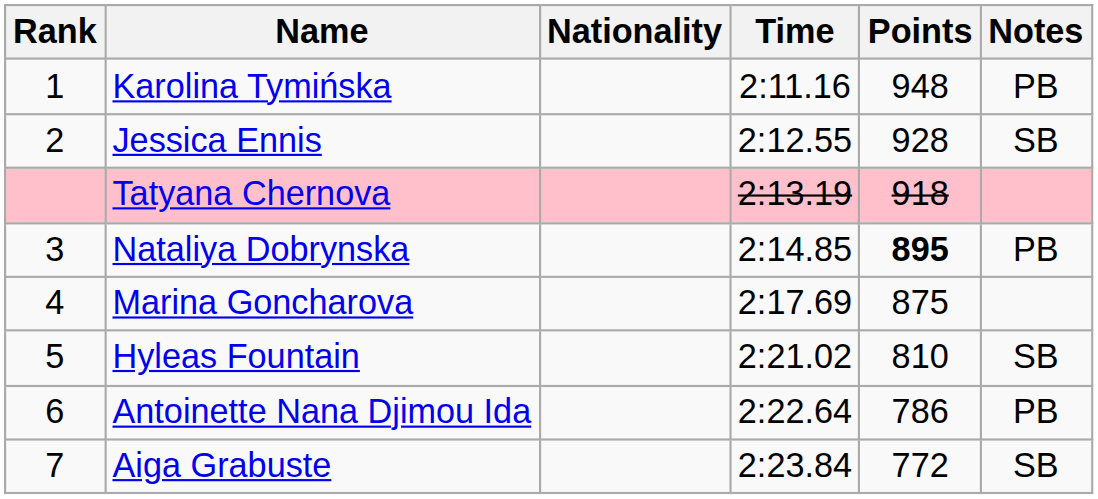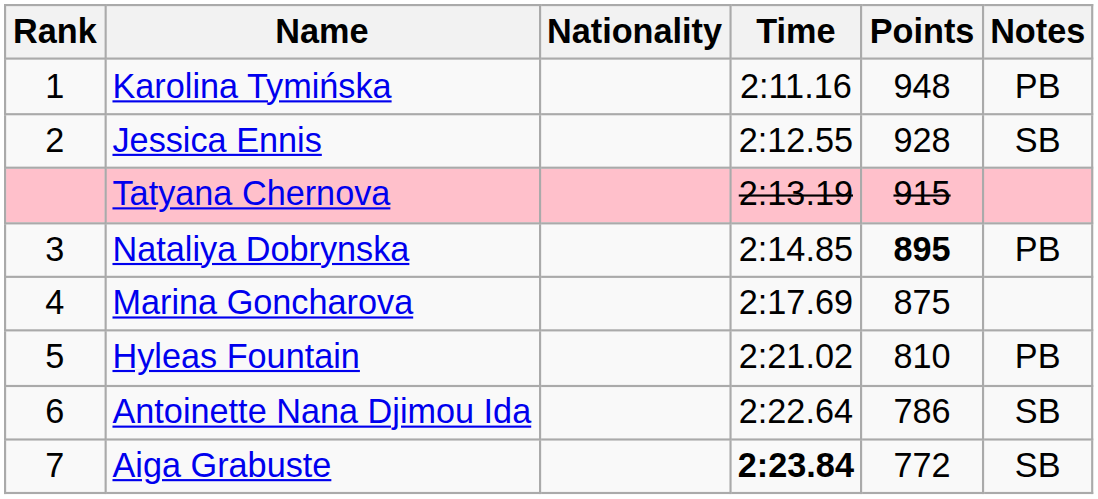(920, 194) 918 -> (922, 194) 915
(1036, 357) SB -> (1038, 357) PB
(1036, 411) PB -> (1038, 411) SB
(795, 466) normal -> (796, 466) bold
